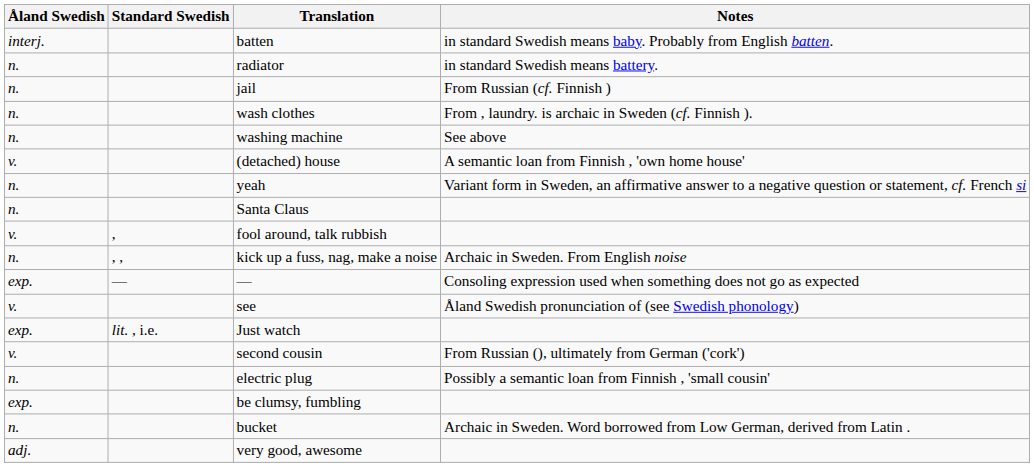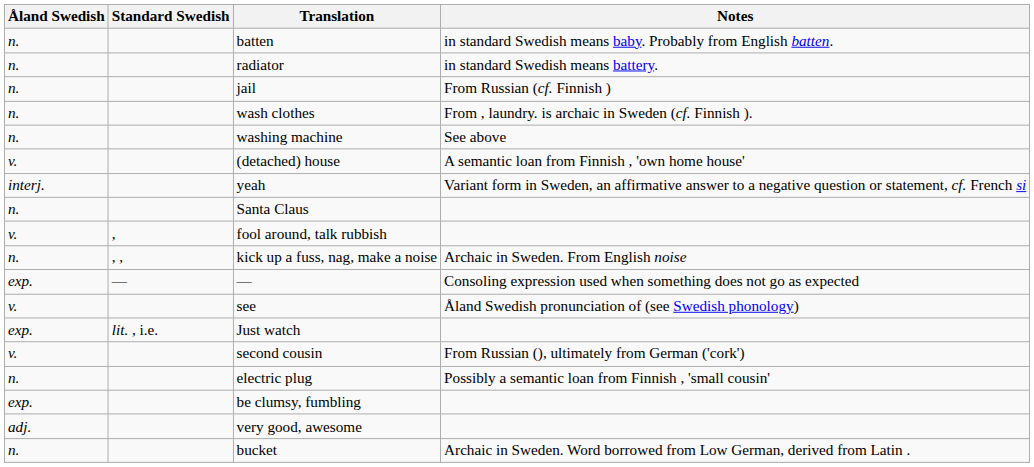(26, 40) interj. -> (14, 40) n.
(14, 185) n. -> (26, 185) interj.
rows swapped: (299, 450) <-> (257, 426)
